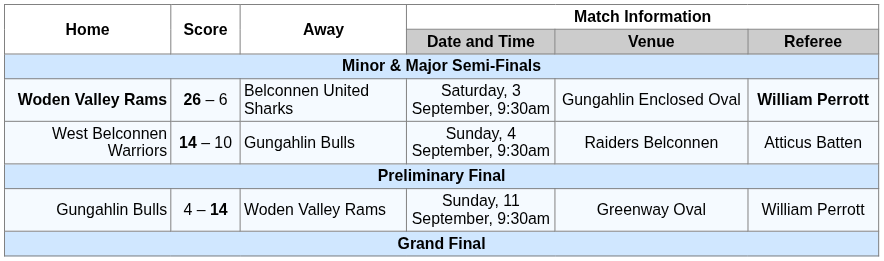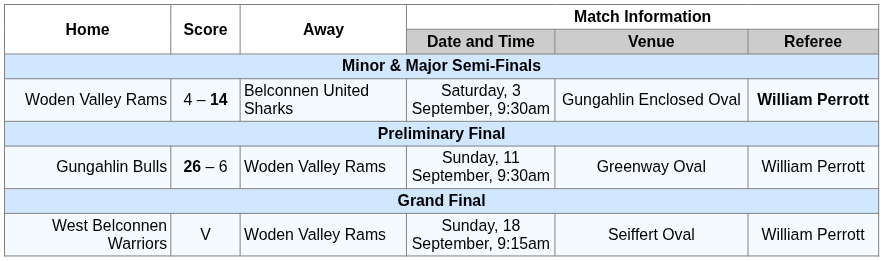(92, 100) bold -> (96, 100) normal
(206, 100) 26 – 6 -> (206, 100) 4 – 14
- row: (481, 142)
(206, 209) 4 – 14 -> (206, 167) 26 – 6
+ row: (481, 234)
